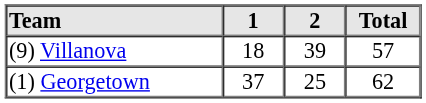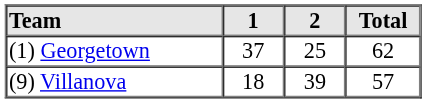rows swapped: (68, 51) <-> (79, 81)
